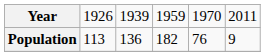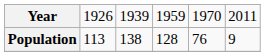(131, 39) 136 -> (131, 39) 138
(167, 39) 182 -> (167, 39) 128
